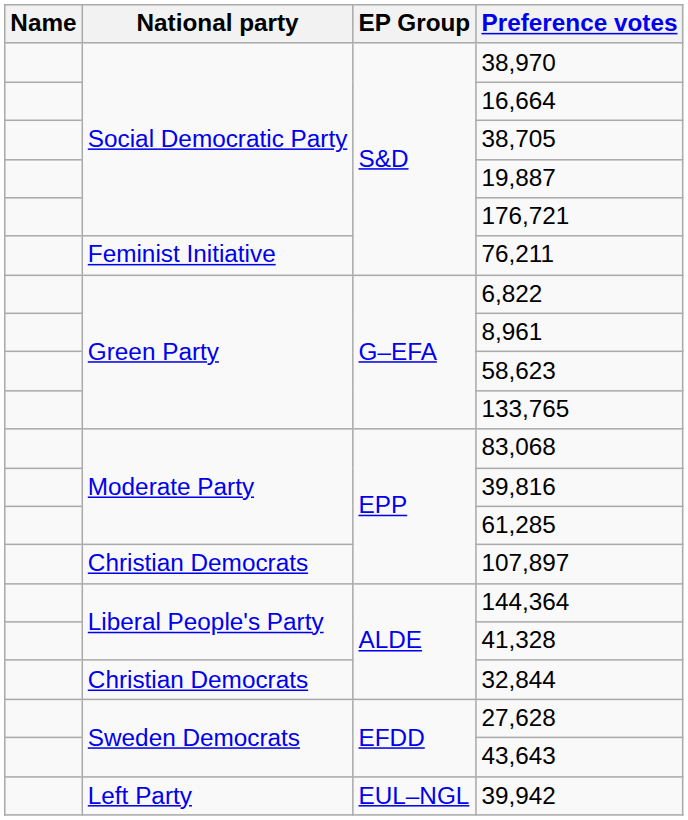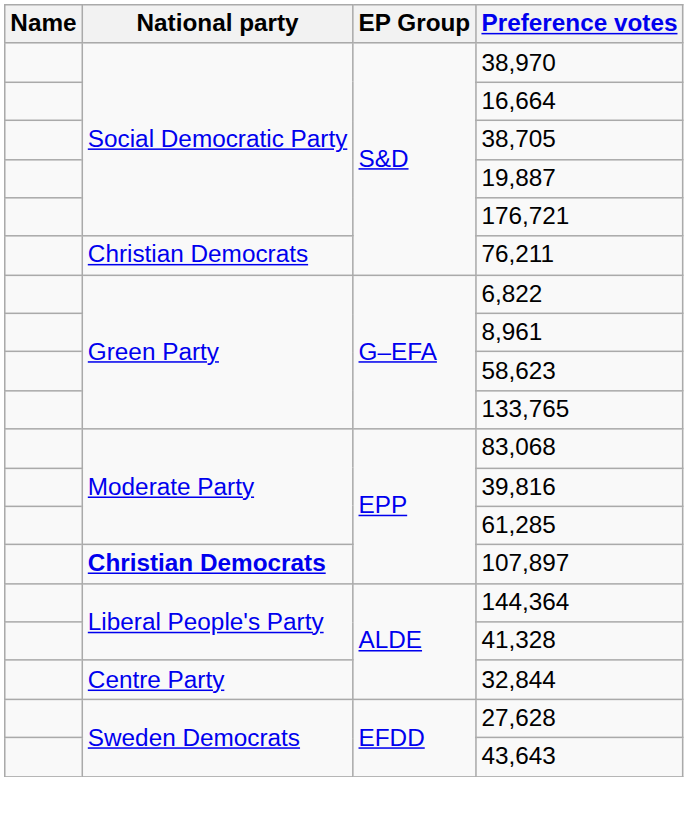(182, 255) Feminist Initiative -> (198, 255) Christian Democrats
(198, 563) normal -> (207, 563) bold
(198, 679) Christian Democrats -> (156, 679) Centre Party
- row: (519, 795)
